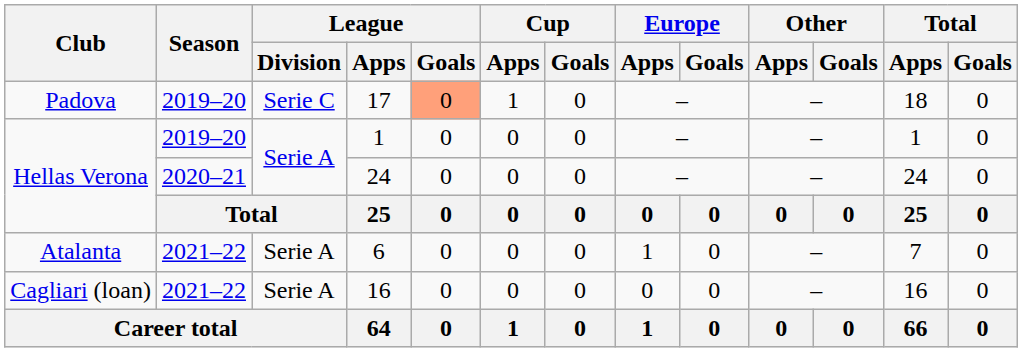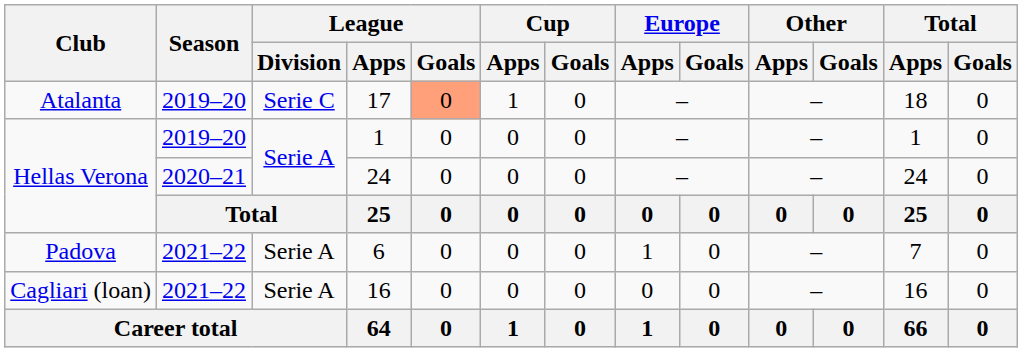(81, 99) Padova -> (81, 99) Atalanta
(81, 251) Atalanta -> (81, 251) Padova
